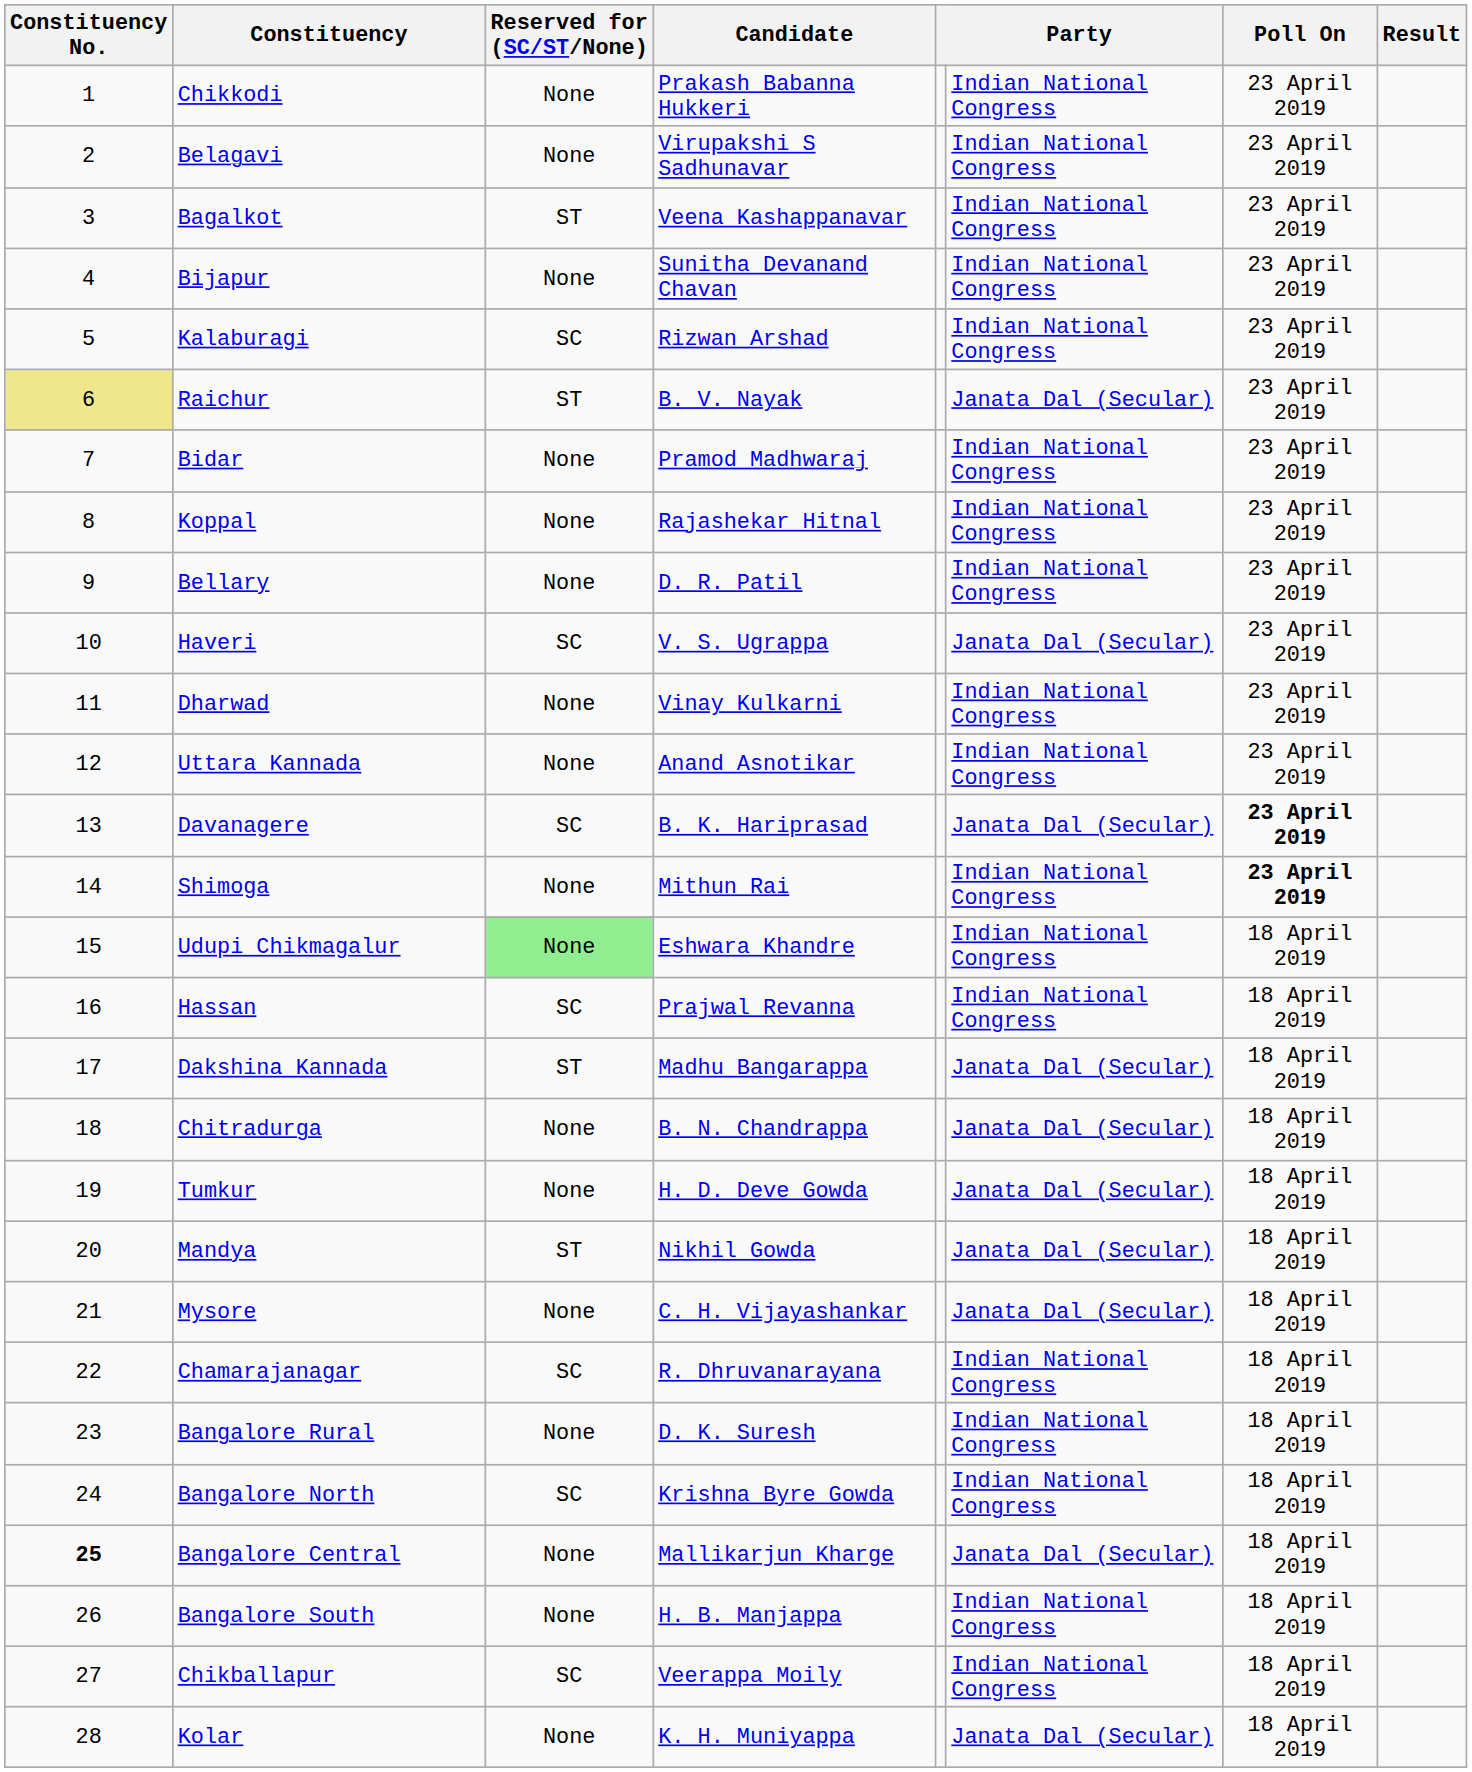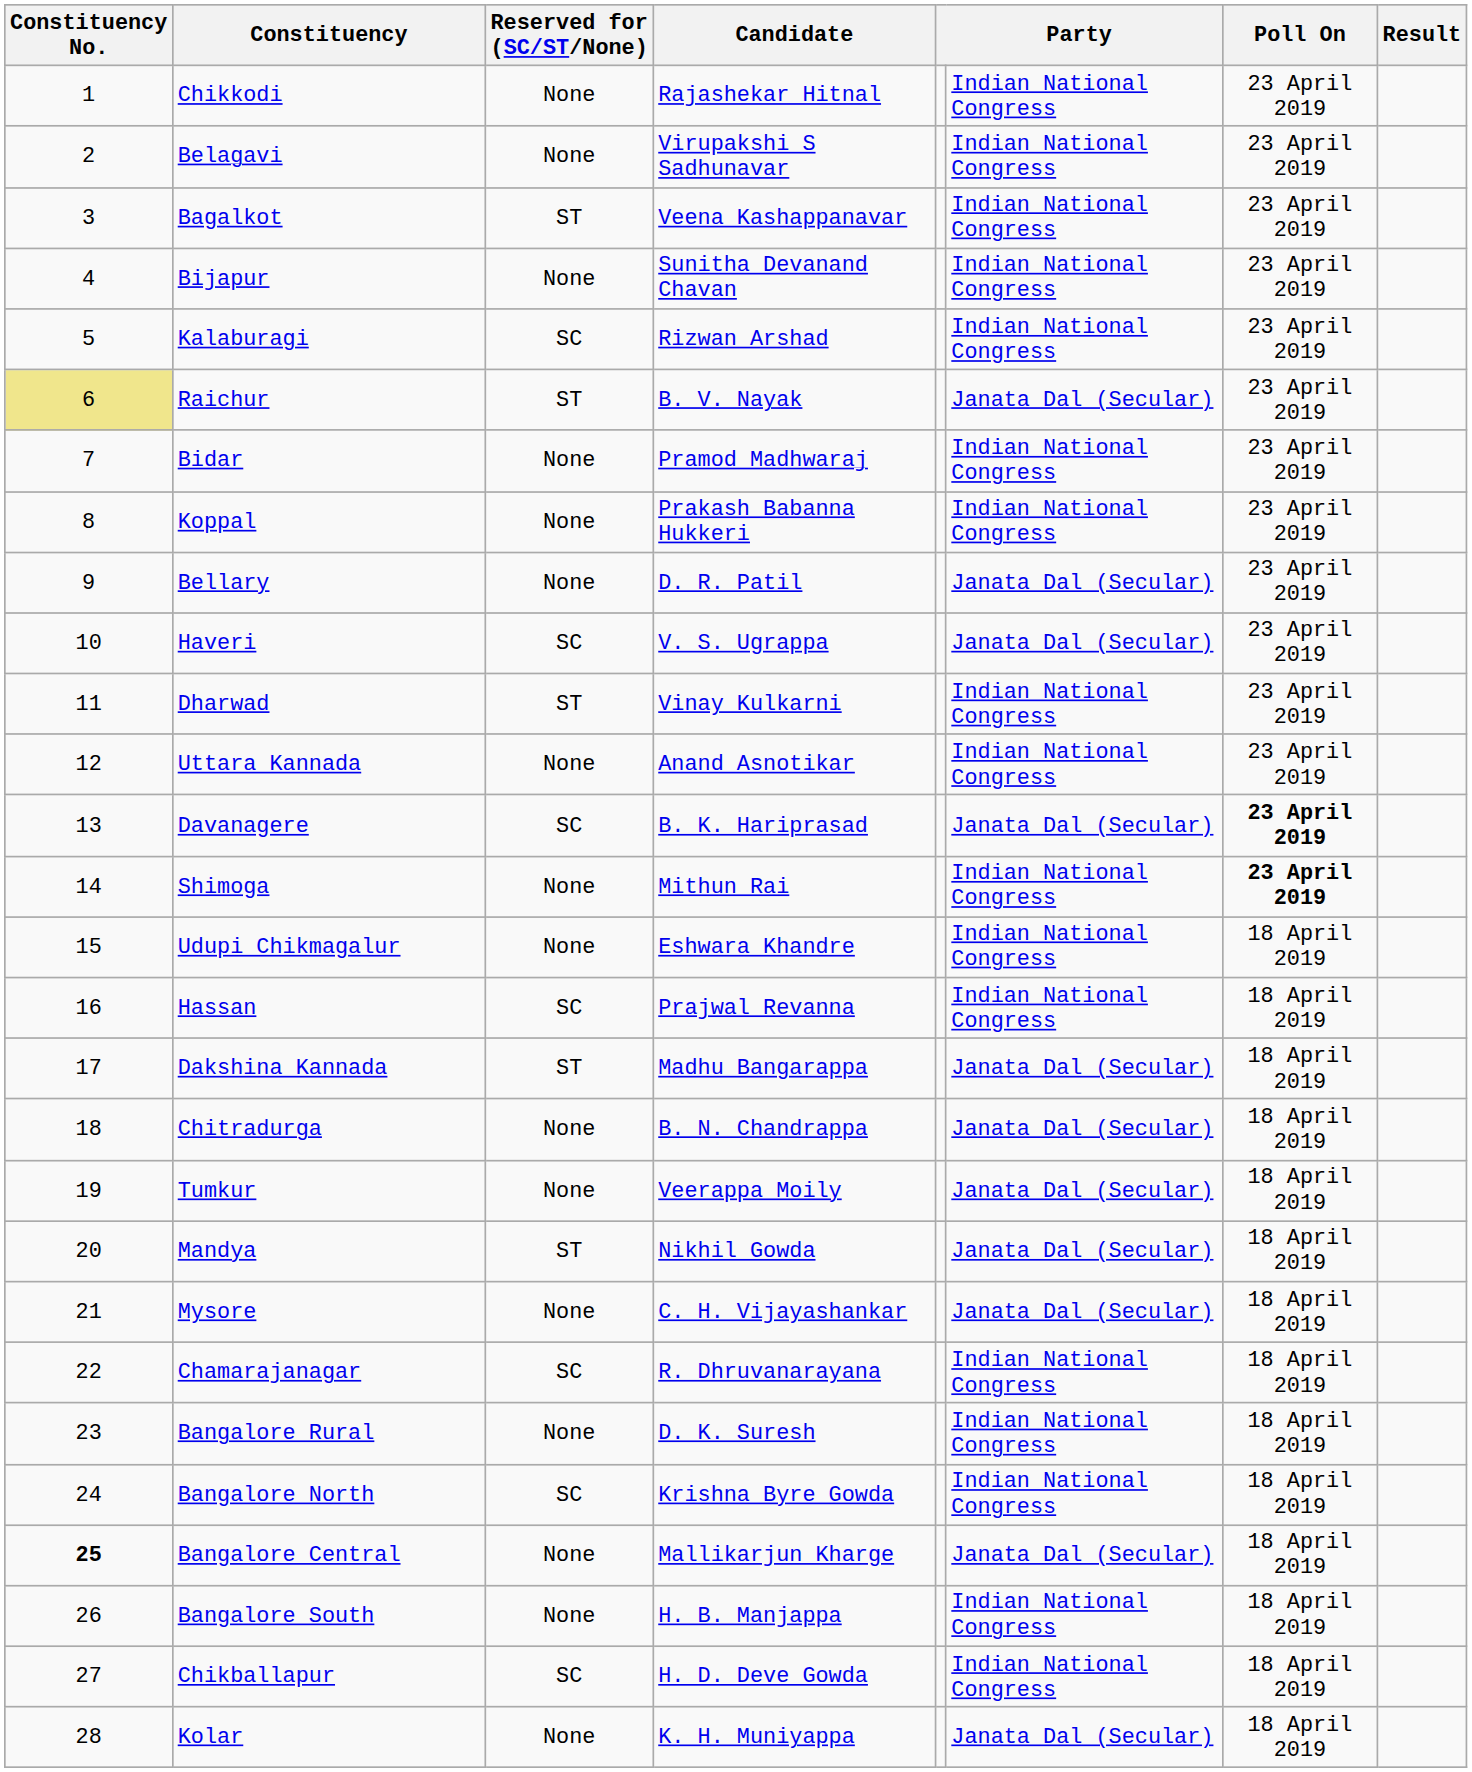(757, 96) Prakash Babanna Hukkeri -> (770, 96) Rajashekar Hitnal
(770, 522) Rajashekar Hitnal -> (757, 522) Prakash Babanna Hukkeri
(1050, 582) Indian National Congress -> (1082, 582) Janata Dal (Secular)
(569, 704) None -> (569, 704) ST
(569, 947) lightgreen background -> (569, 947) no background
(763, 1190) H. D. Deve Gowda -> (750, 1190) Veerappa Moily
(750, 1677) Veerappa Moily -> (763, 1677) H. D. Deve Gowda
